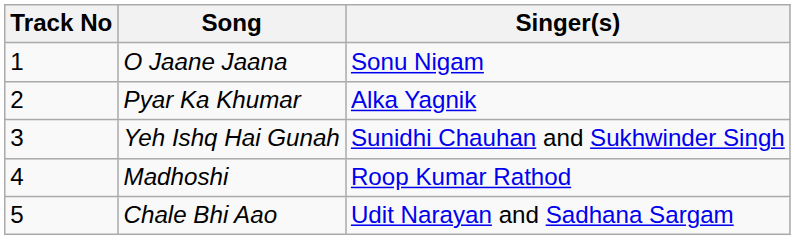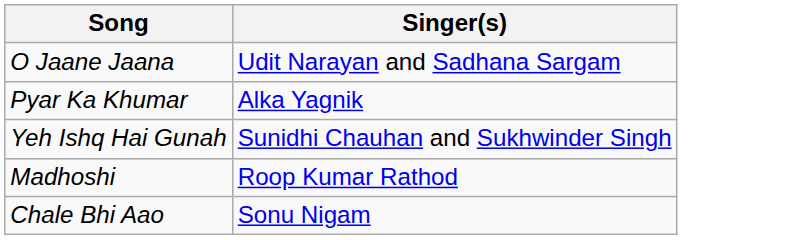- column: (61, 23)
(417, 61) Sonu Nigam -> (429, 61) Udit Narayan and Sadhana Sargam
(542, 215) Udit Narayan and Sadhana Sargam -> (304, 215) Sonu Nigam
